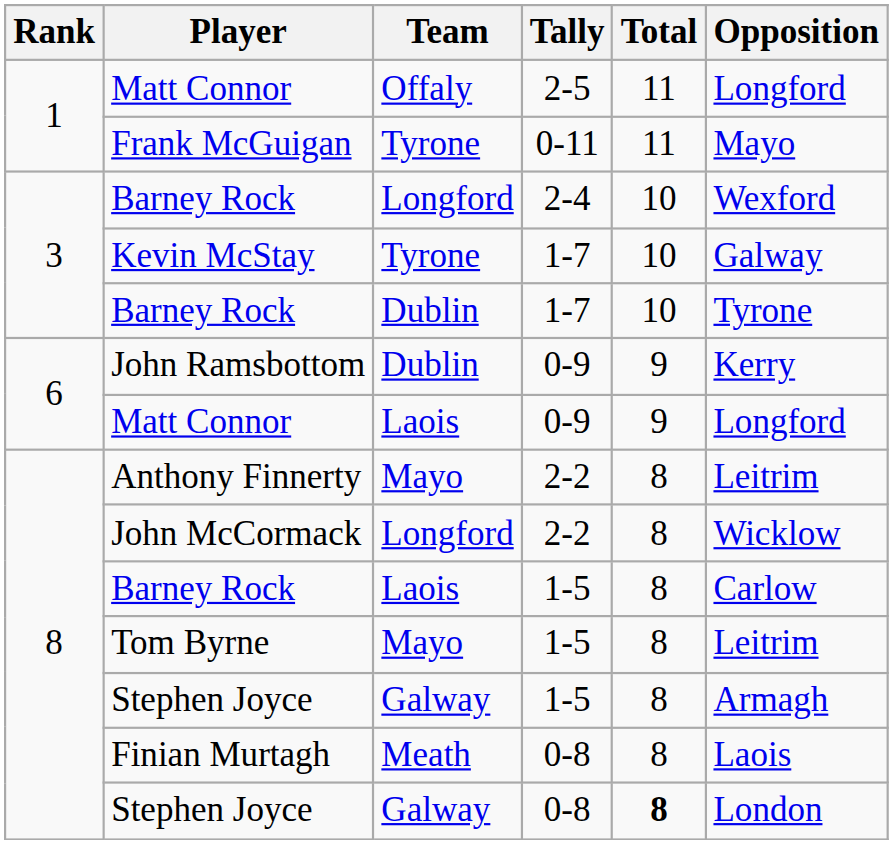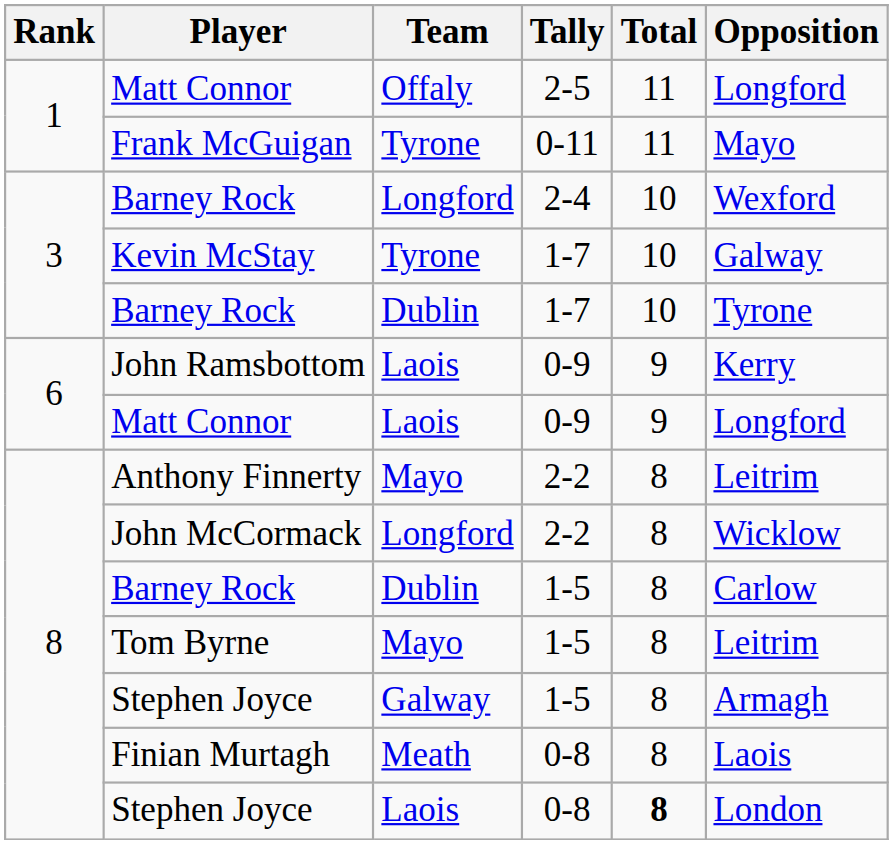(430, 365) Dublin -> (420, 365) Laois
(420, 587) Laois -> (430, 587) Dublin
(436, 810) Galway -> (420, 810) Laois
